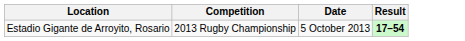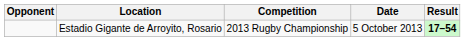+ column: (30, 12)
